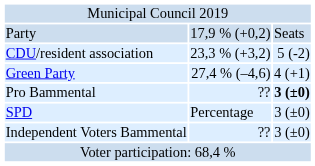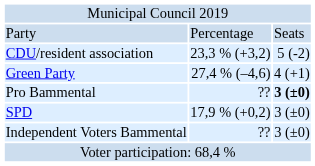(230, 33) 17,9 % (+0,2) -> (222, 33) Percentage
(222, 112) Percentage -> (230, 112) 17,9 % (+0,2)
